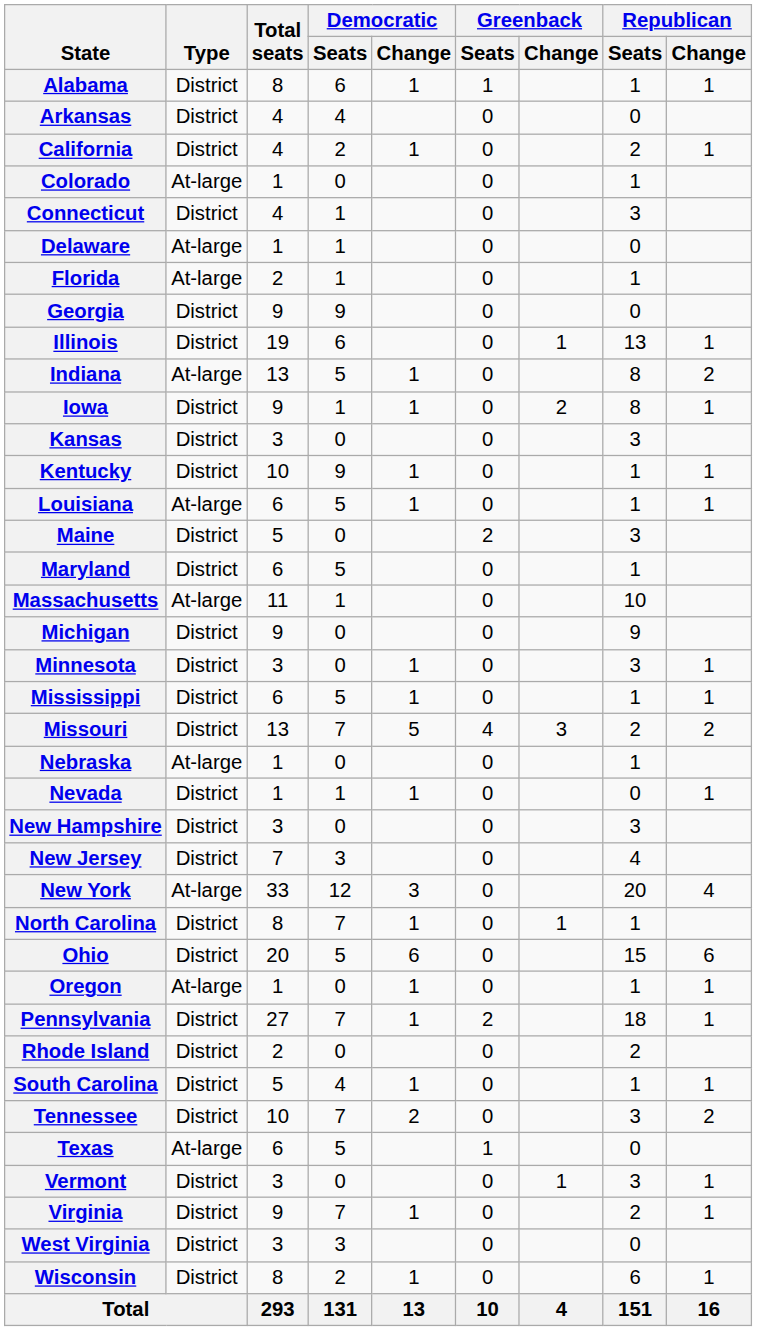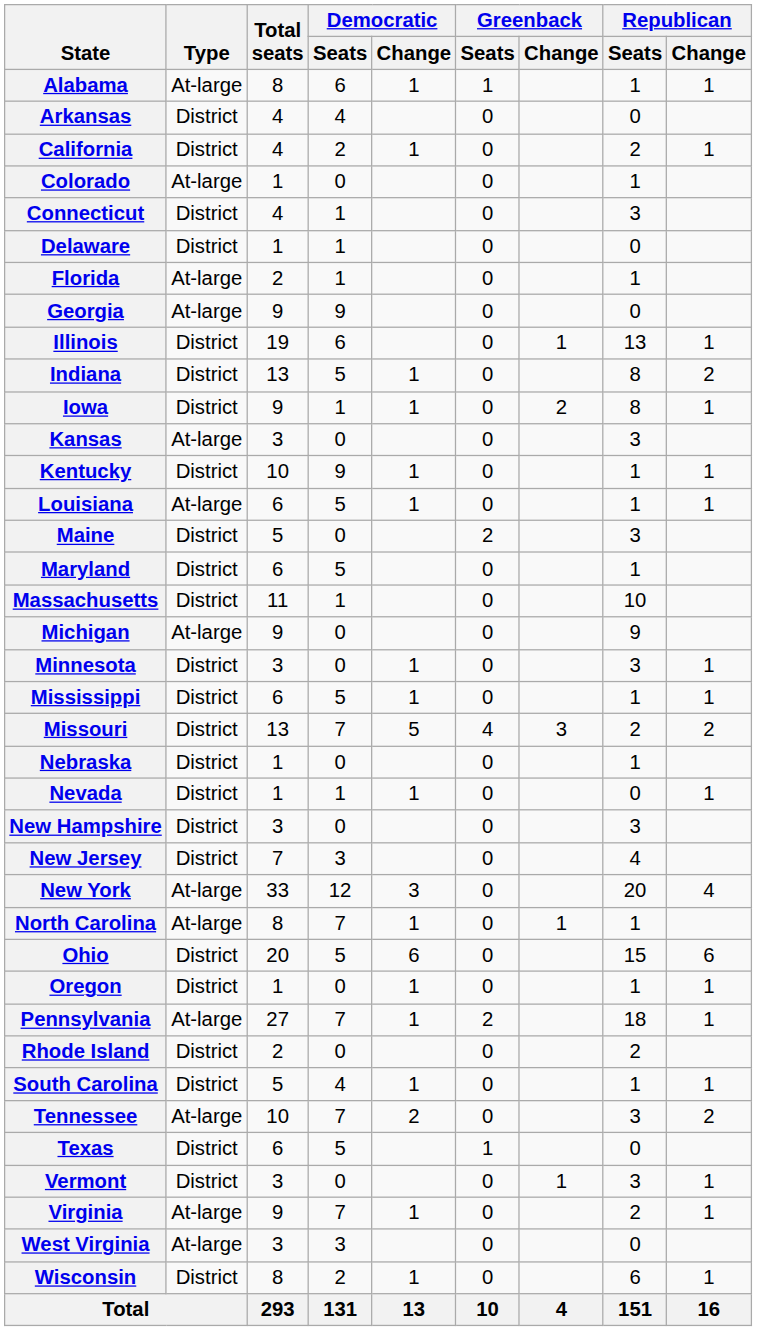(207, 85) District -> (207, 85) At-large
(207, 246) At-large -> (207, 246) District
(207, 310) District -> (207, 310) At-large
(207, 375) At-large -> (207, 375) District
(207, 439) District -> (207, 439) At-large
(207, 600) At-large -> (207, 600) District
(207, 632) District -> (207, 632) At-large
(207, 761) At-large -> (207, 761) District
(207, 922) District -> (207, 922) At-large
(207, 987) At-large -> (207, 987) District
(207, 1019) District -> (207, 1019) At-large
(207, 1116) District -> (207, 1116) At-large
(207, 1148) At-large -> (207, 1148) District
(207, 1212) District -> (207, 1212) At-large
(207, 1245) District -> (207, 1245) At-large
